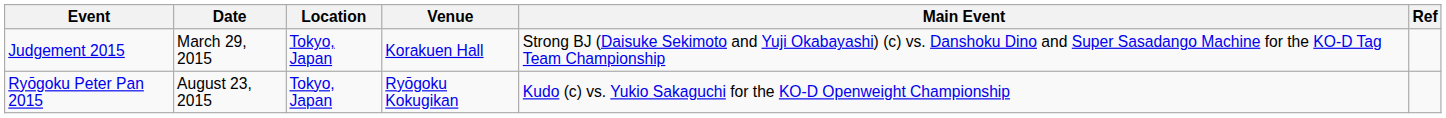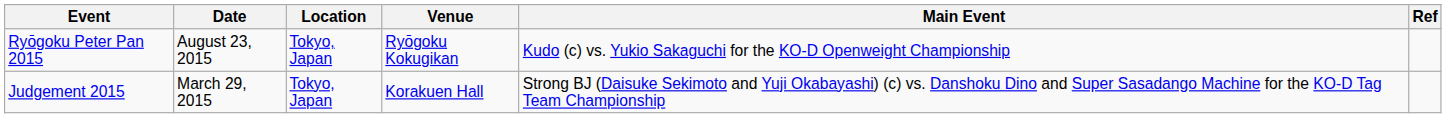rows swapped: (67, 50) <-> (76, 92)
